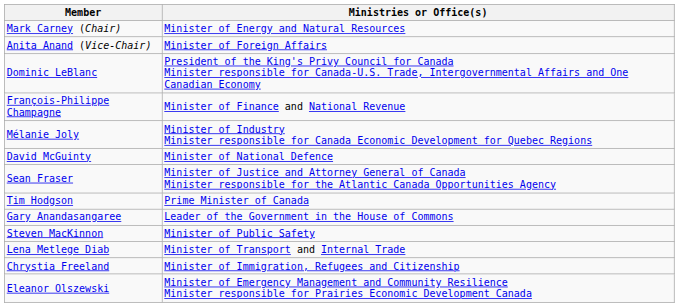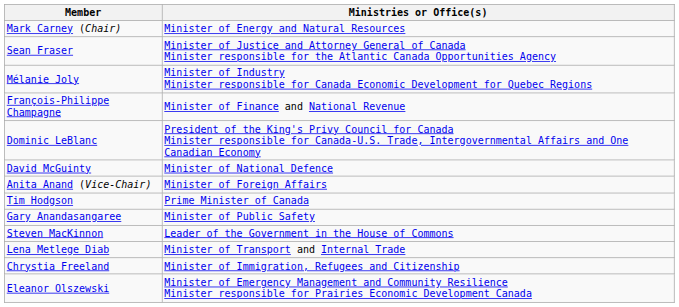rows swapped: (79, 45) <-> (40, 179)
rows swapped: (52, 73) <-> (43, 135)
(309, 217) Leader of the Government in the House of Commons -> (240, 217) Minister of Public Safety
(240, 233) Minister of Public Safety -> (309, 233) Leader of the Government in the House of Commons
